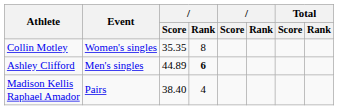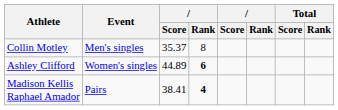(121, 48) Women's singles -> (114, 48) Men's singles
(174, 48) 35.35 -> (174, 48) 35.37
(114, 66) Men's singles -> (121, 66) Women's singles
(174, 90) 38.40 -> (174, 90) 38.41
(203, 90) normal -> (203, 90) bold
